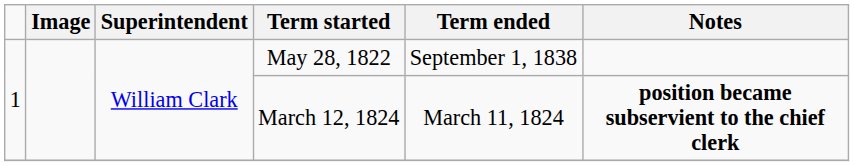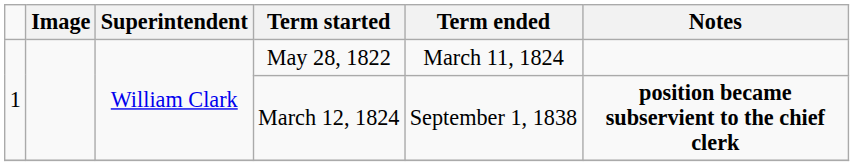(493, 57) September 1, 1838 -> (493, 57) March 11, 1824
(493, 117) March 11, 1824 -> (493, 117) September 1, 1838
